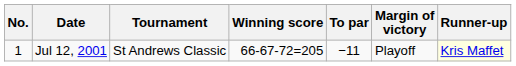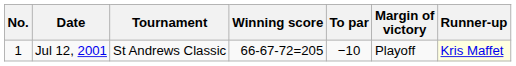(349, 51) −11 -> (349, 51) −10
